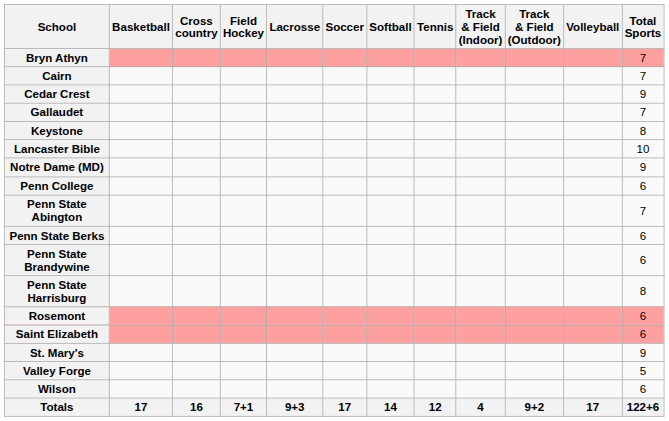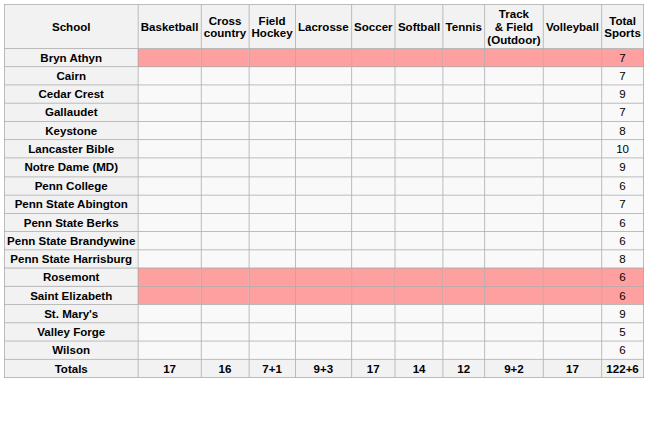- column: (481, 27)
